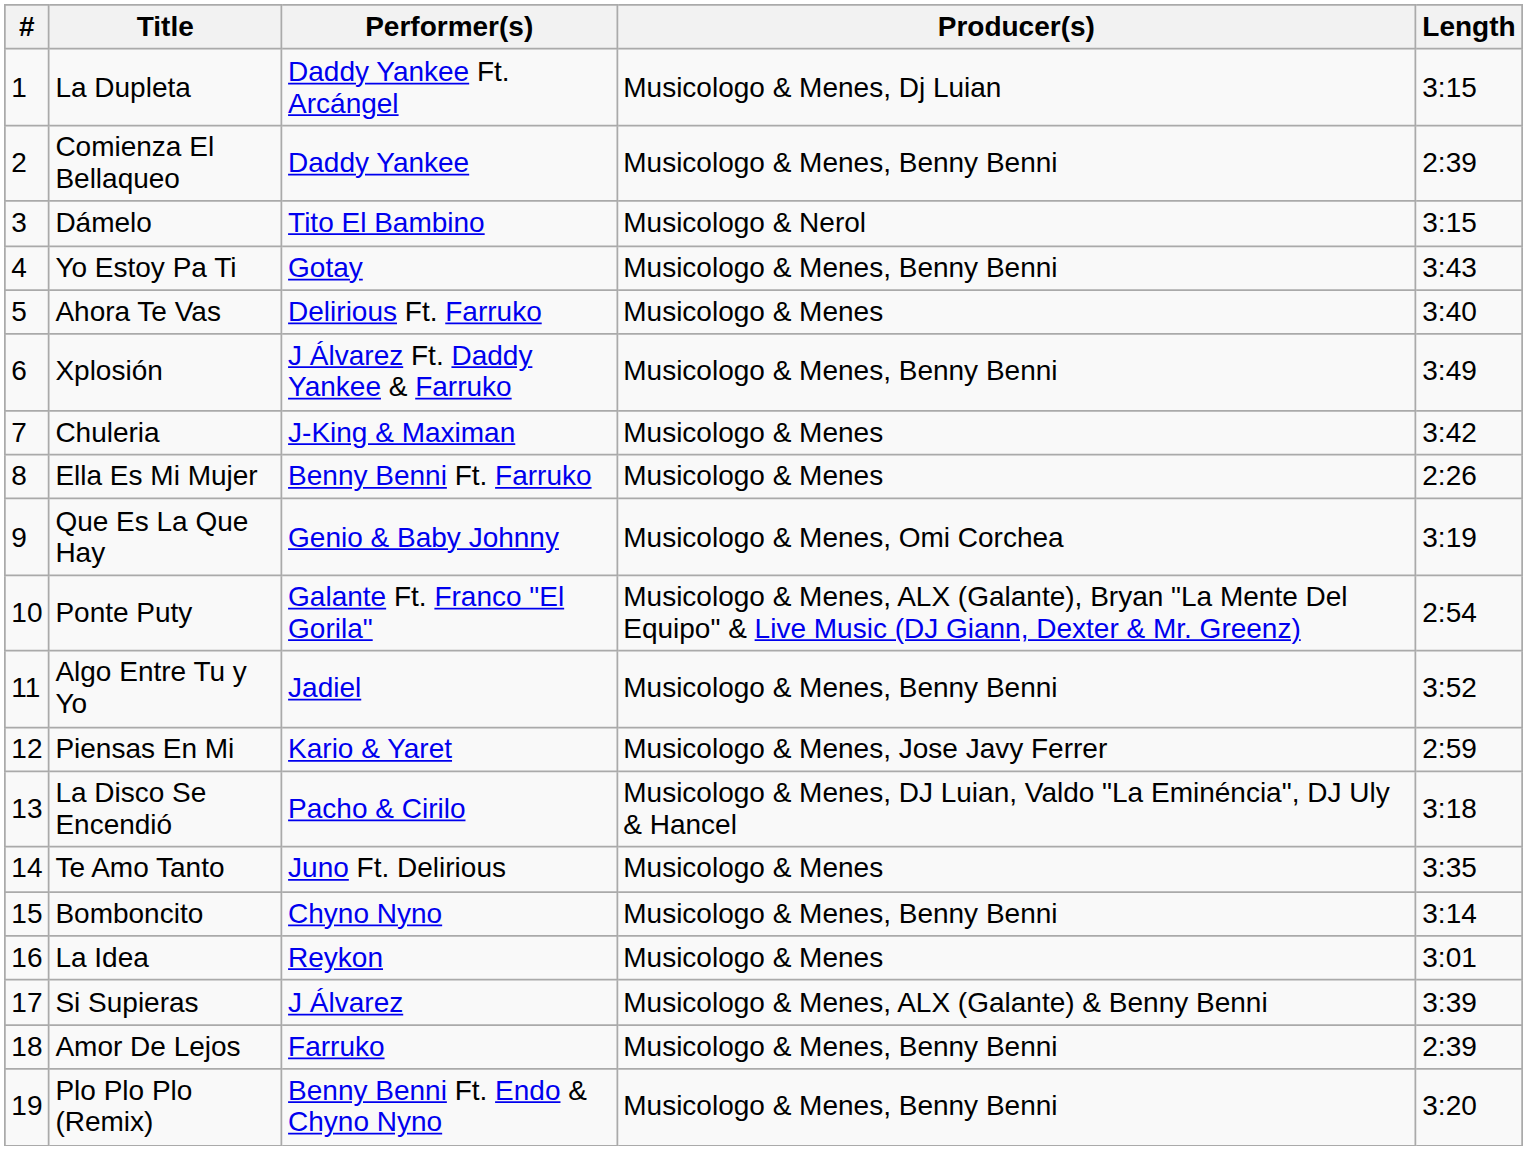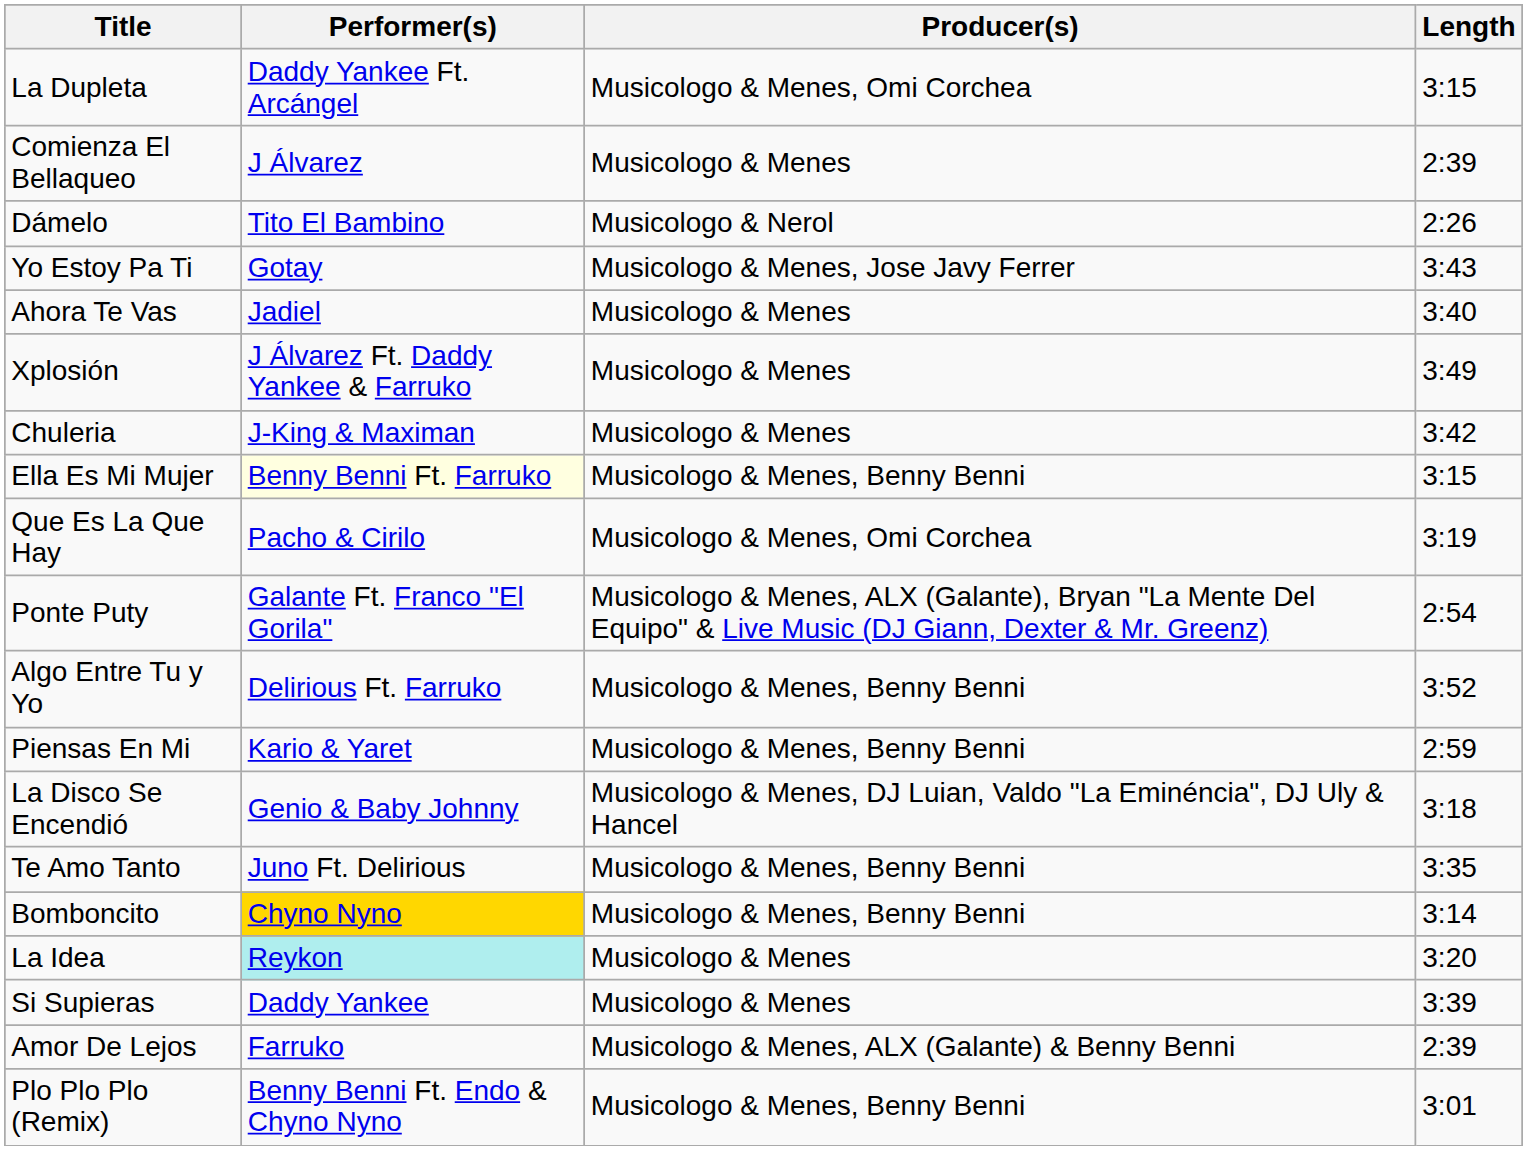- column: (27, 26)
(812, 86) Musicologo & Menes, Dj Luian -> (811, 86) Musicologo & Menes, Omi Corchea
(379, 162) Daddy Yankee -> (305, 162) J Álvarez
(840, 162) Musicologo & Menes, Benny Benni -> (721, 162) Musicologo & Menes
(1450, 222) 3:15 -> (1450, 222) 2:26
(840, 267) Musicologo & Menes, Benny Benni -> (833, 267) Musicologo & Menes, Jose Javy Ferrer
(415, 311) Delirious Ft. Farruko -> (284, 311) Jadiel
(840, 371) Musicologo & Menes, Benny Benni -> (721, 371) Musicologo & Menes
(440, 476) no background -> (399, 476) lightyellow background
(753, 476) Musicologo & Menes -> (808, 476) Musicologo & Menes, Benny Benni
(1450, 476) 2:26 -> (1450, 476) 3:15
(423, 536) Genio & Baby Johnny -> (336, 536) Pacho & Cirilo
(325, 688) Jadiel -> (375, 688) Delirious Ft. Farruko
(865, 748) Musicologo & Menes, Jose Javy Ferrer -> (808, 748) Musicologo & Menes, Benny Benni
(377, 808) Pacho & Cirilo -> (383, 808) Genio & Baby Johnny
(753, 868) Musicologo & Menes -> (808, 868) Musicologo & Menes, Benny Benni
(365, 913) no background -> (325, 913) gold background
(336, 957) no background -> (295, 957) paleturquoise background
(1450, 957) 3:01 -> (1450, 957) 3:20
(346, 1002) J Álvarez -> (338, 1002) Daddy Yankee
(945, 1002) Musicologo & Menes, ALX (Galante) & Benny Benni -> (721, 1002) Musicologo & Menes
(840, 1046) Musicologo & Menes, Benny Benni -> (913, 1046) Musicologo & Menes, ALX (Galante) & Benny Benni
(1450, 1106) 3:20 -> (1450, 1106) 3:01
